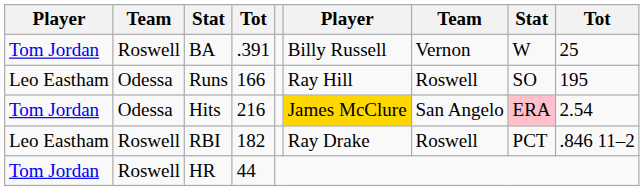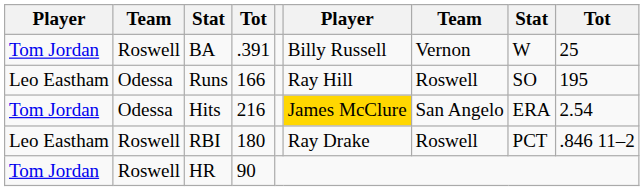(532, 110) pink background -> (532, 110) no background
(251, 140) 182 -> (251, 140) 180
(246, 170) 44 -> (246, 170) 90
